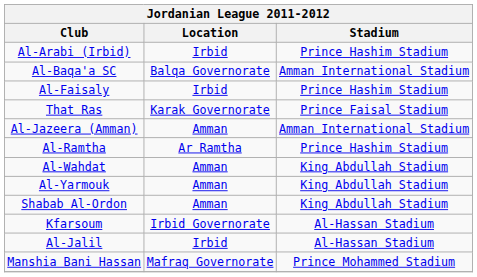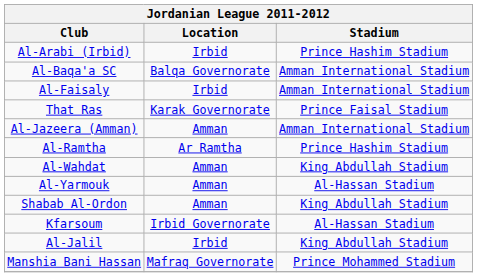(374, 90) Prince Hashim Stadium -> (374, 90) Amman International Stadium
(374, 186) King Abdullah Stadium -> (374, 186) Al-Hassan Stadium
(374, 243) Al-Hassan Stadium -> (374, 243) King Abdullah Stadium
